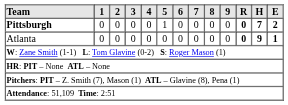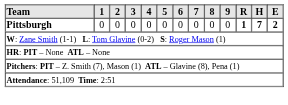(165, 25) 1 -> (165, 25) 0
(244, 25) 0 -> (244, 25) 1
- row: (21, 38)
